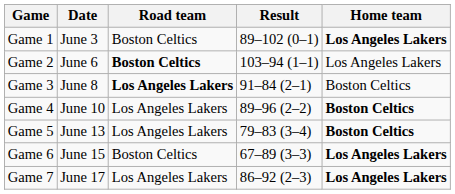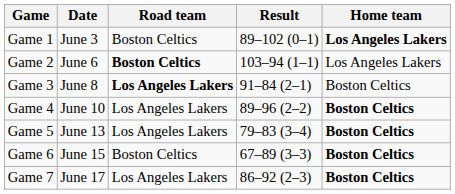(386, 154) Los Angeles Lakers -> (370, 154) Boston Celtics
(386, 177) Los Angeles Lakers -> (370, 177) Boston Celtics
